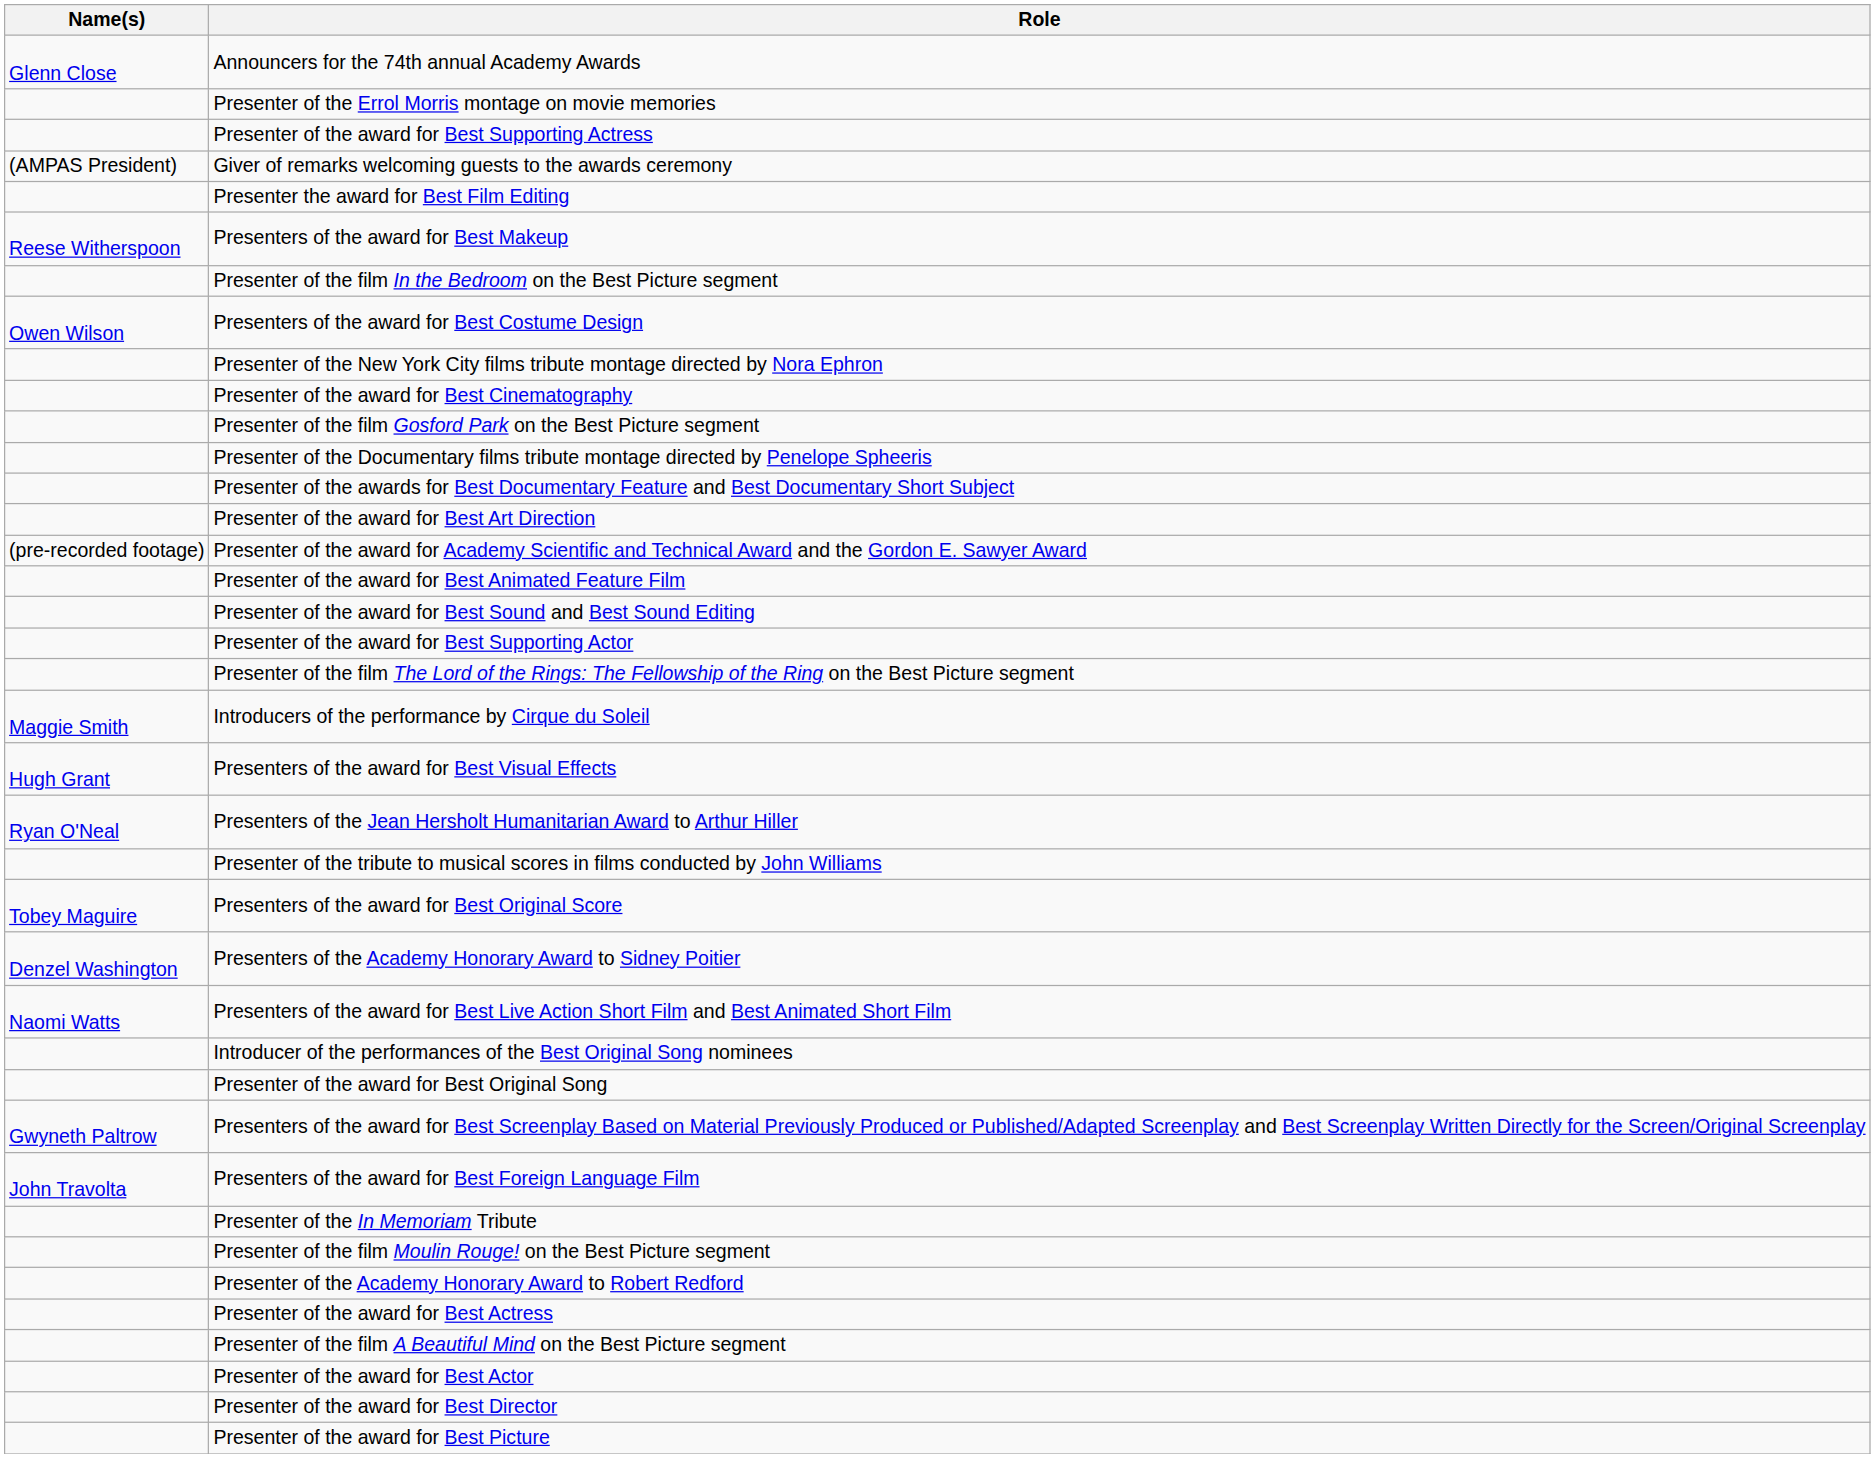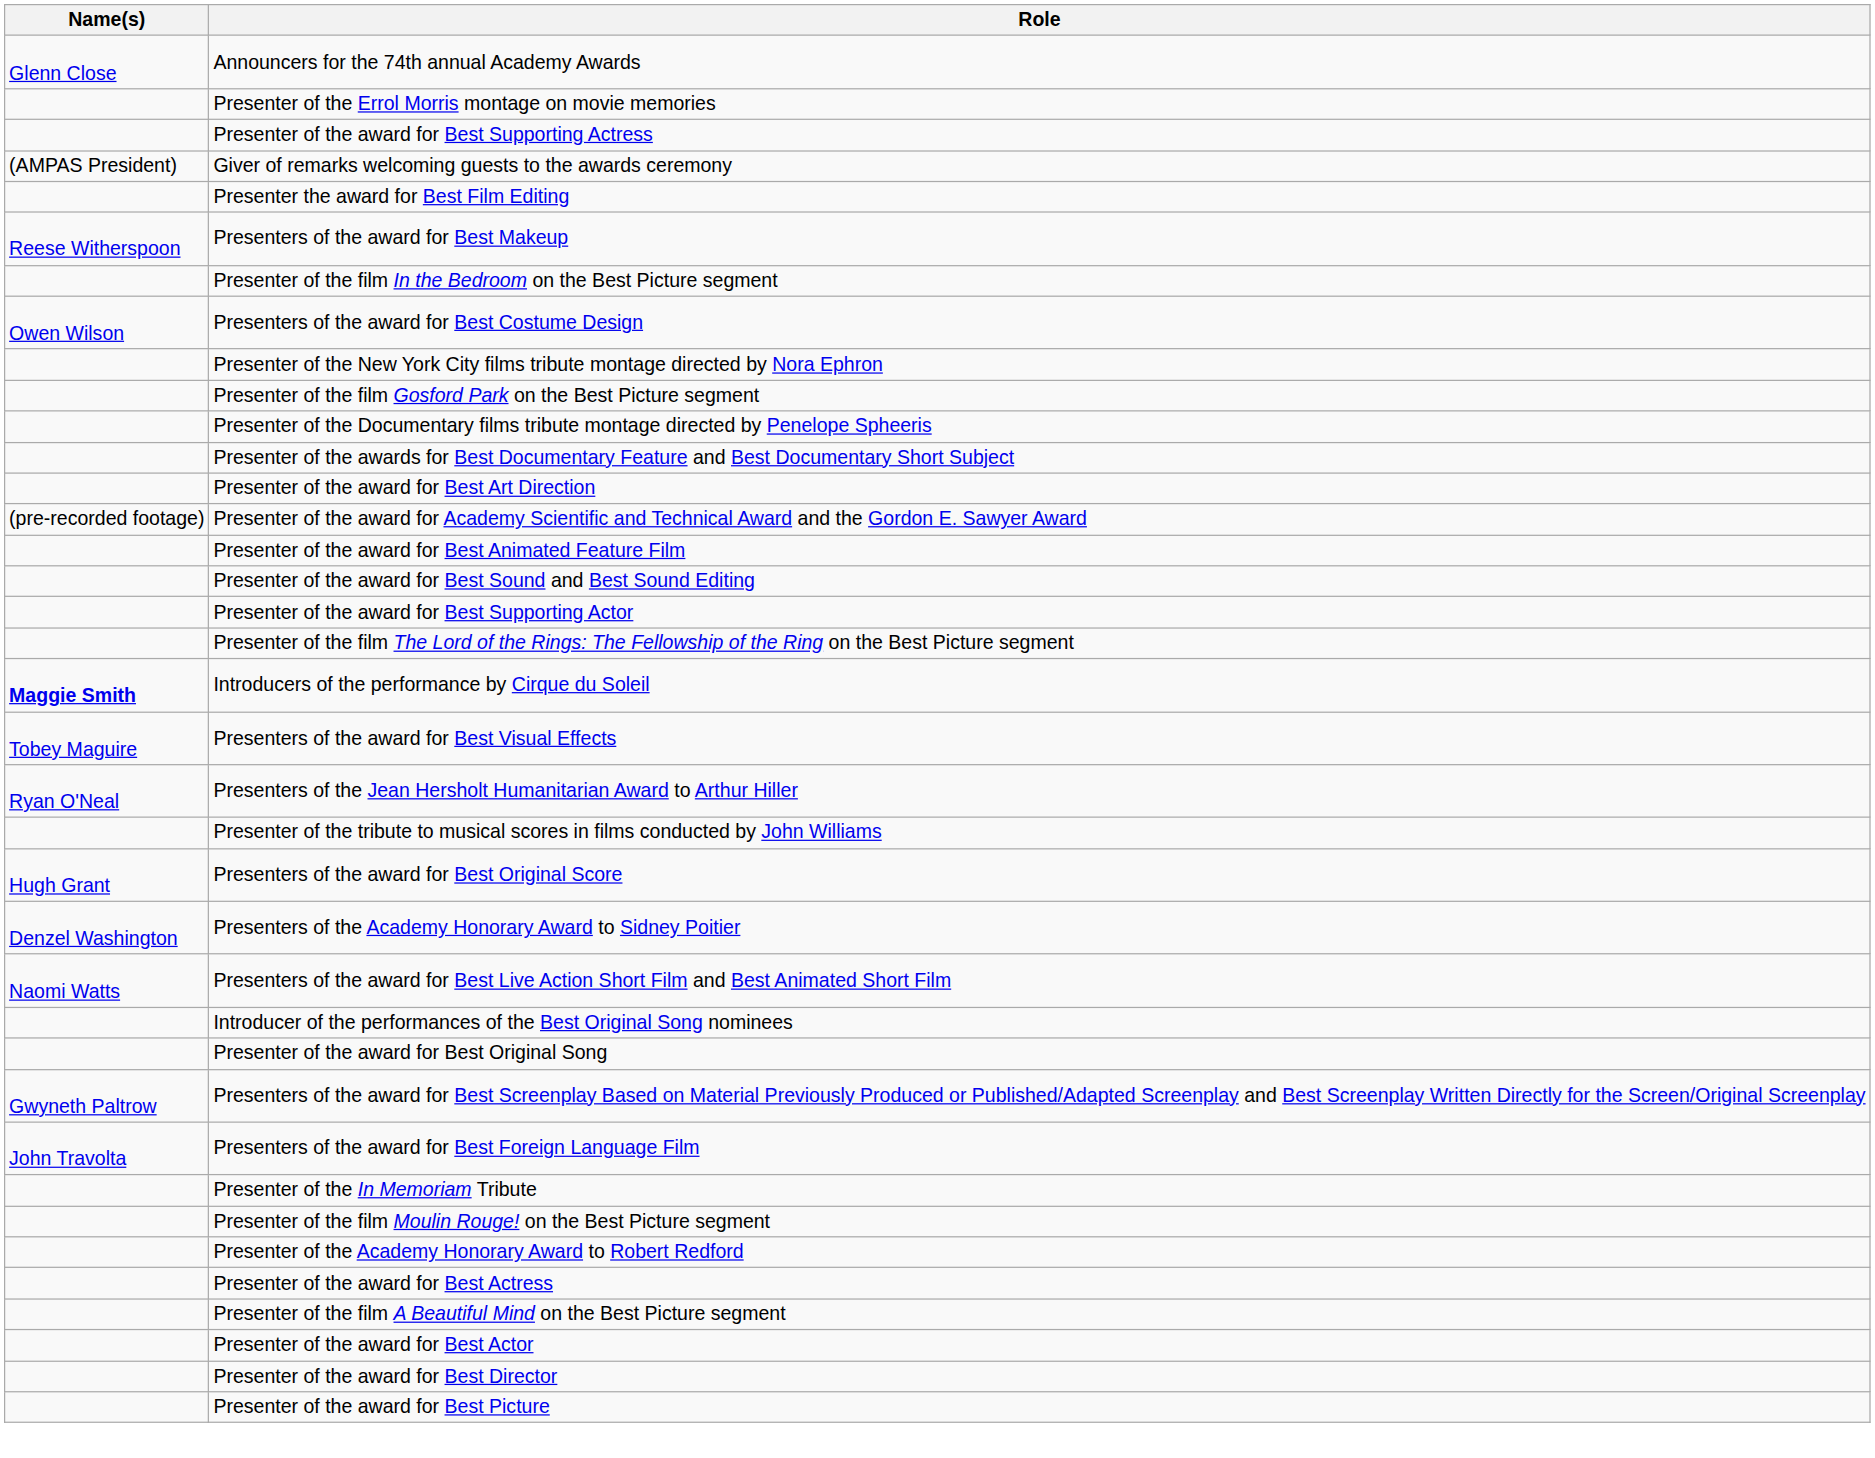- row: (423, 395)
(69, 726) normal -> (73, 696) bold
(60, 779) Hugh Grant -> (73, 748) Tobey Maguire
(73, 916) Tobey Maguire -> (60, 885) Hugh Grant
